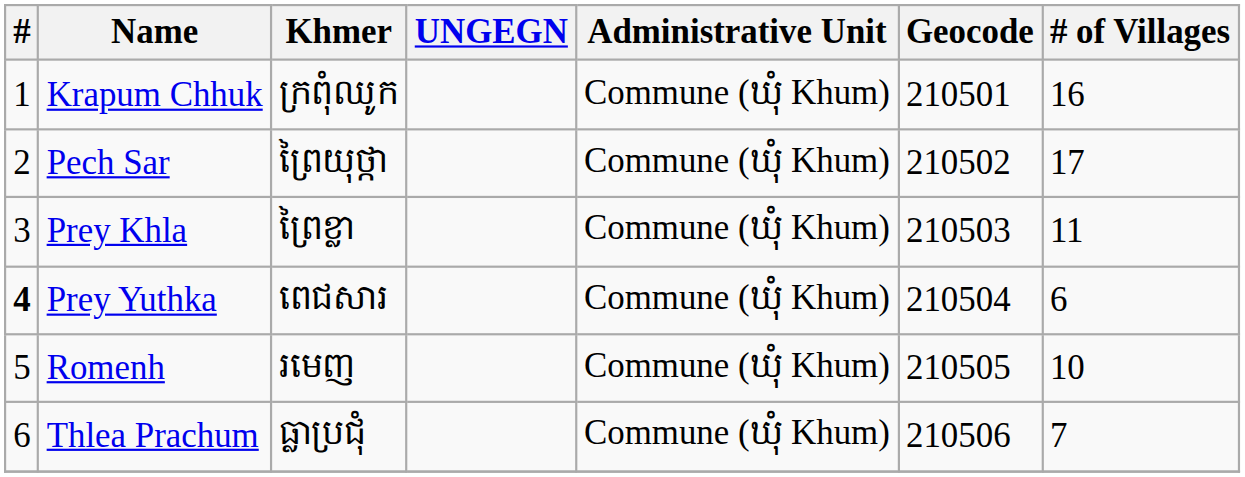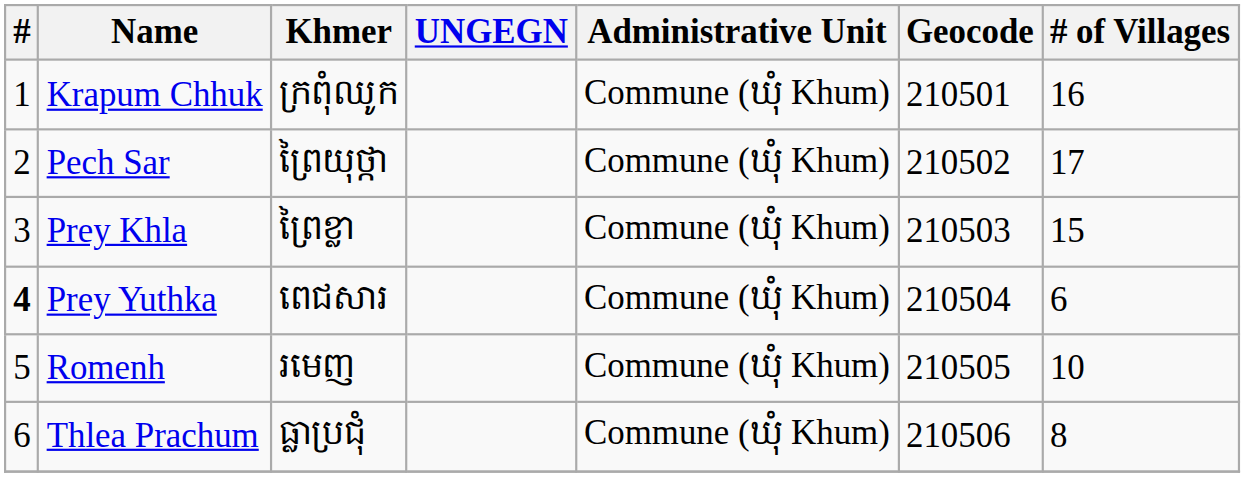(1067, 230) 11 -> (1067, 230) 15
(1059, 436) 7 -> (1059, 436) 8
